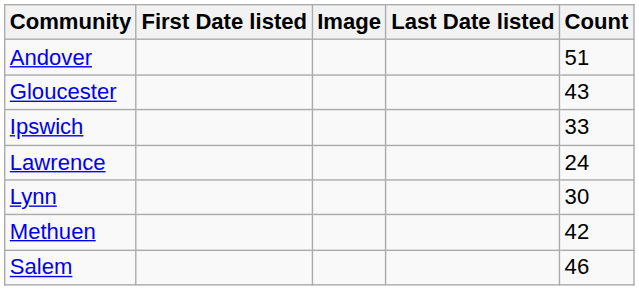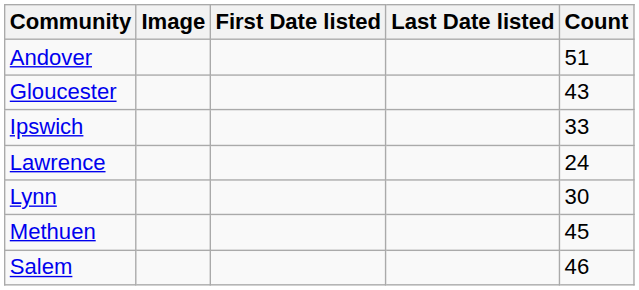columns swapped: (349, 22) <-> (224, 22)
(577, 232) 42 -> (577, 232) 45
